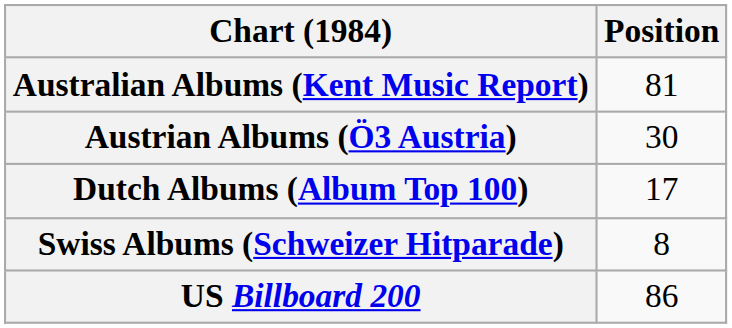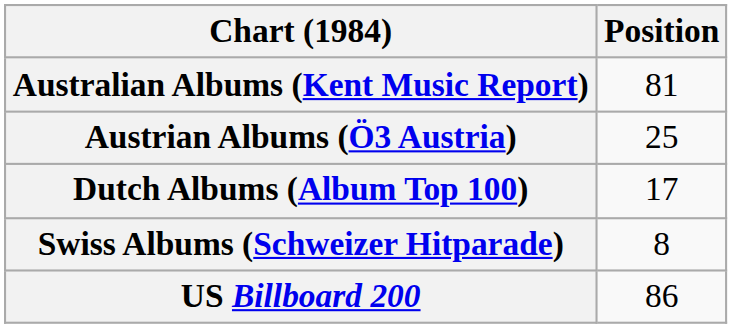(662, 137) 30 -> (662, 137) 25
